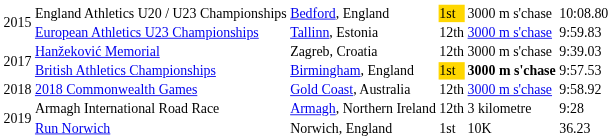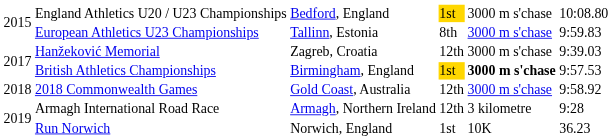(452, 32) 12th -> (448, 32) 8th
